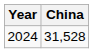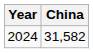(65, 36) 31,528 -> (65, 36) 31,582
